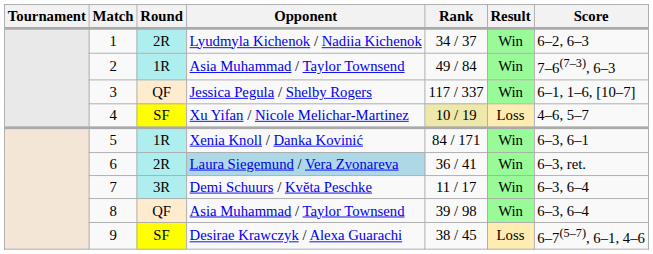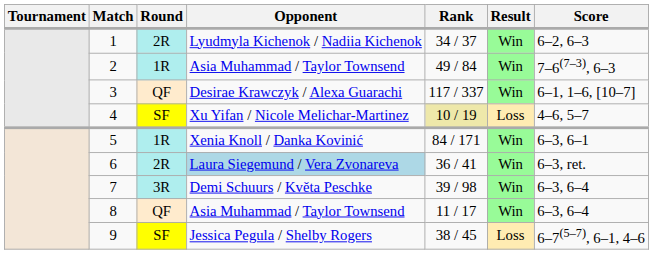(281, 92) Jessica Pegula / Shelby Rogers -> (296, 92) Desirae Krawczyk / Alexa Guarachi
(456, 187) 11 / 17 -> (456, 187) 39 / 98
(456, 210) 39 / 98 -> (456, 210) 11 / 17
(296, 235) Desirae Krawczyk / Alexa Guarachi -> (281, 235) Jessica Pegula / Shelby Rogers
